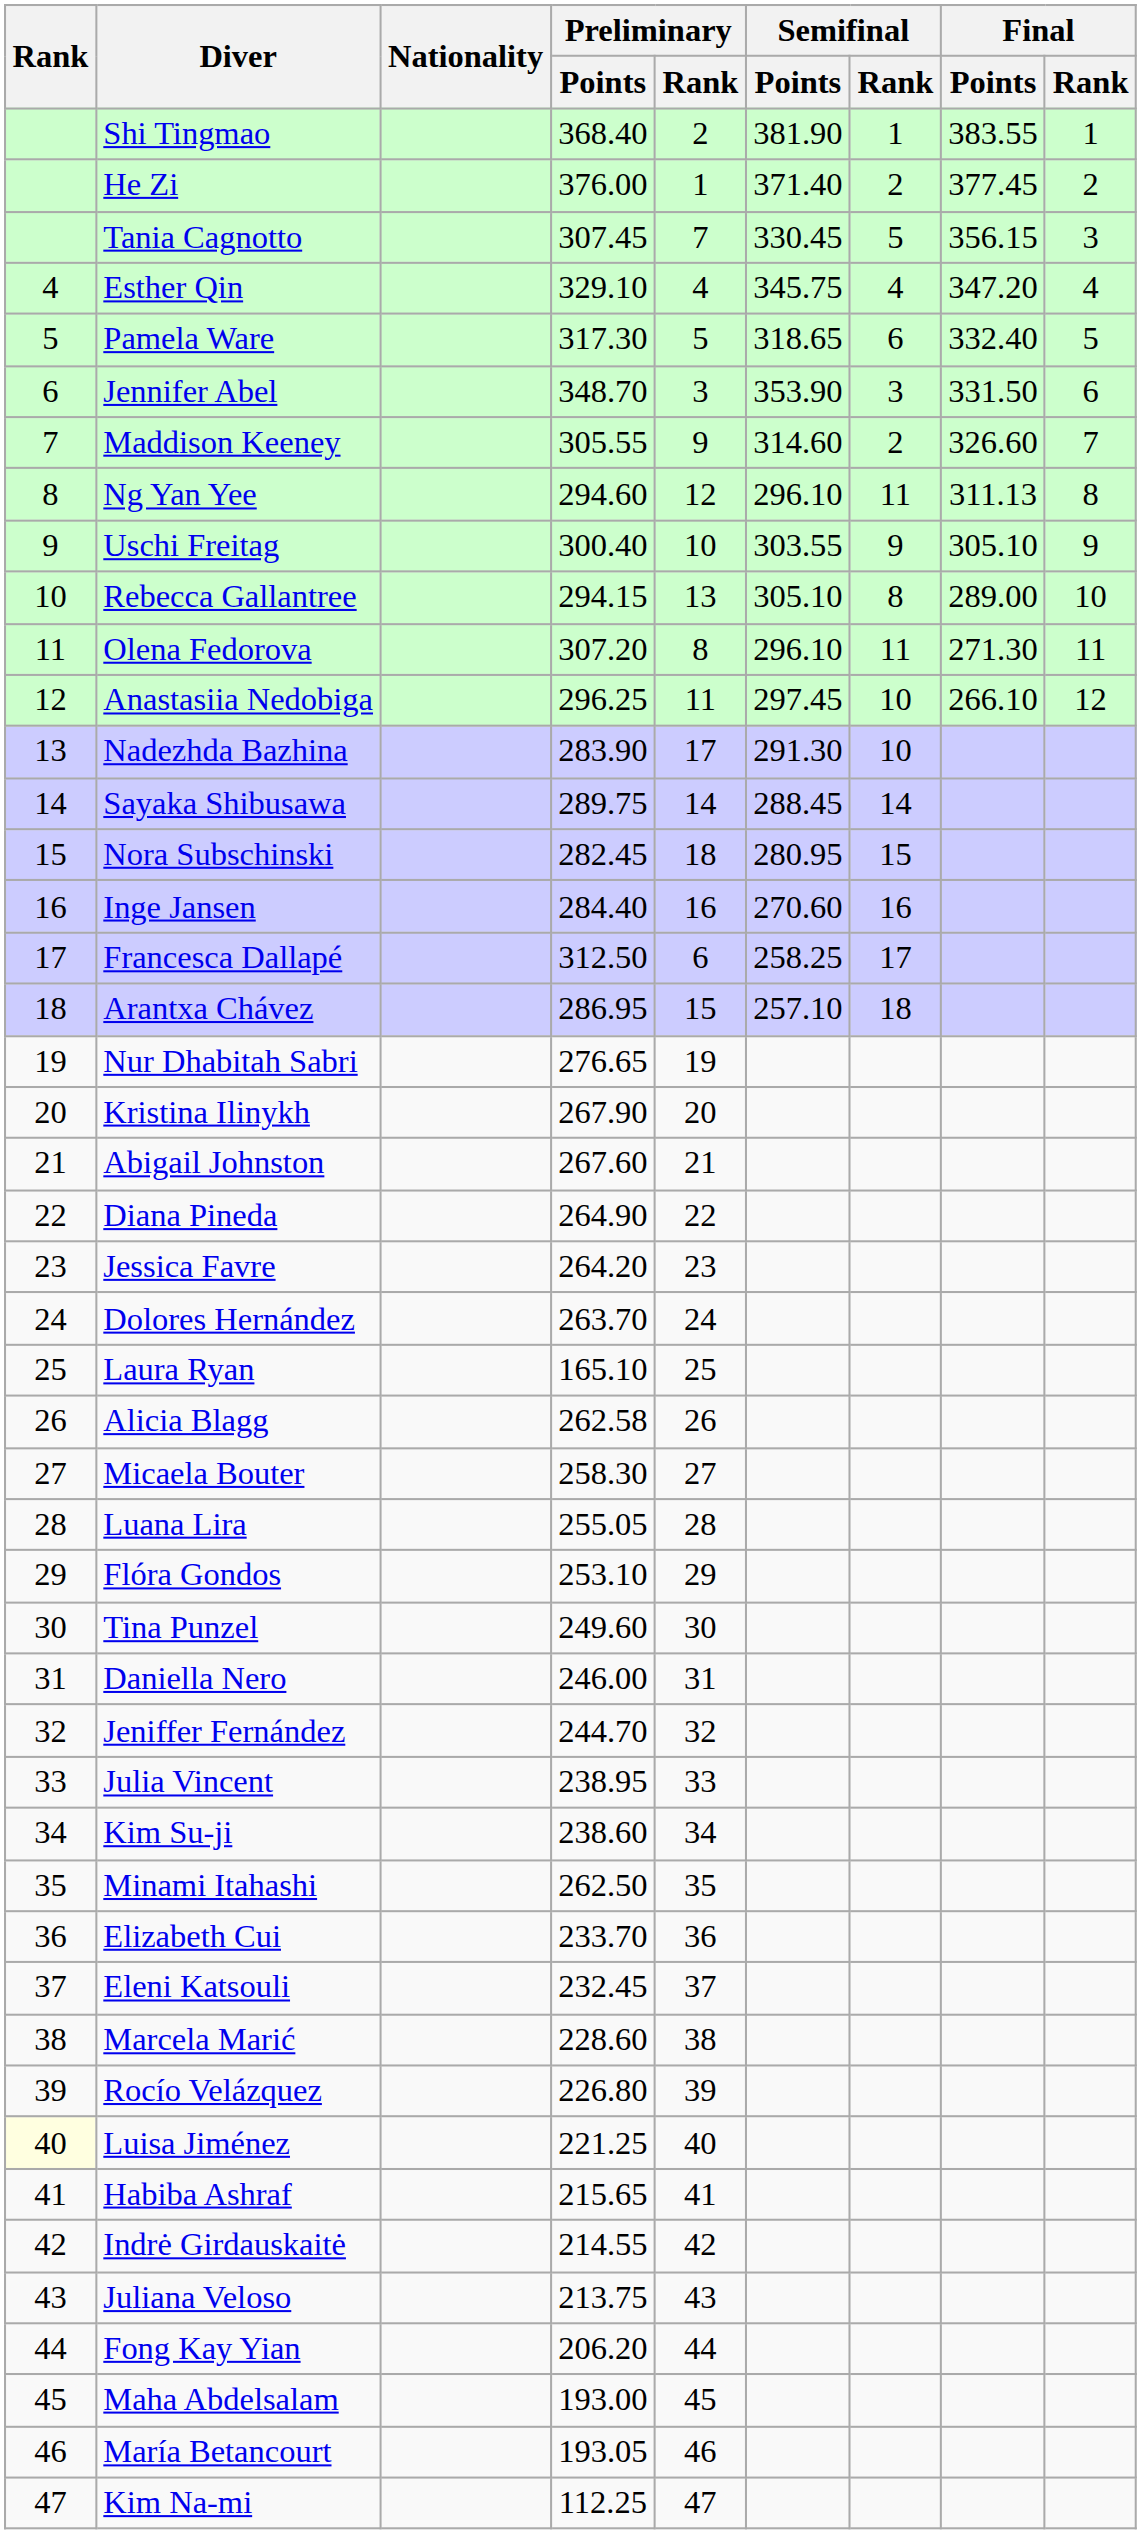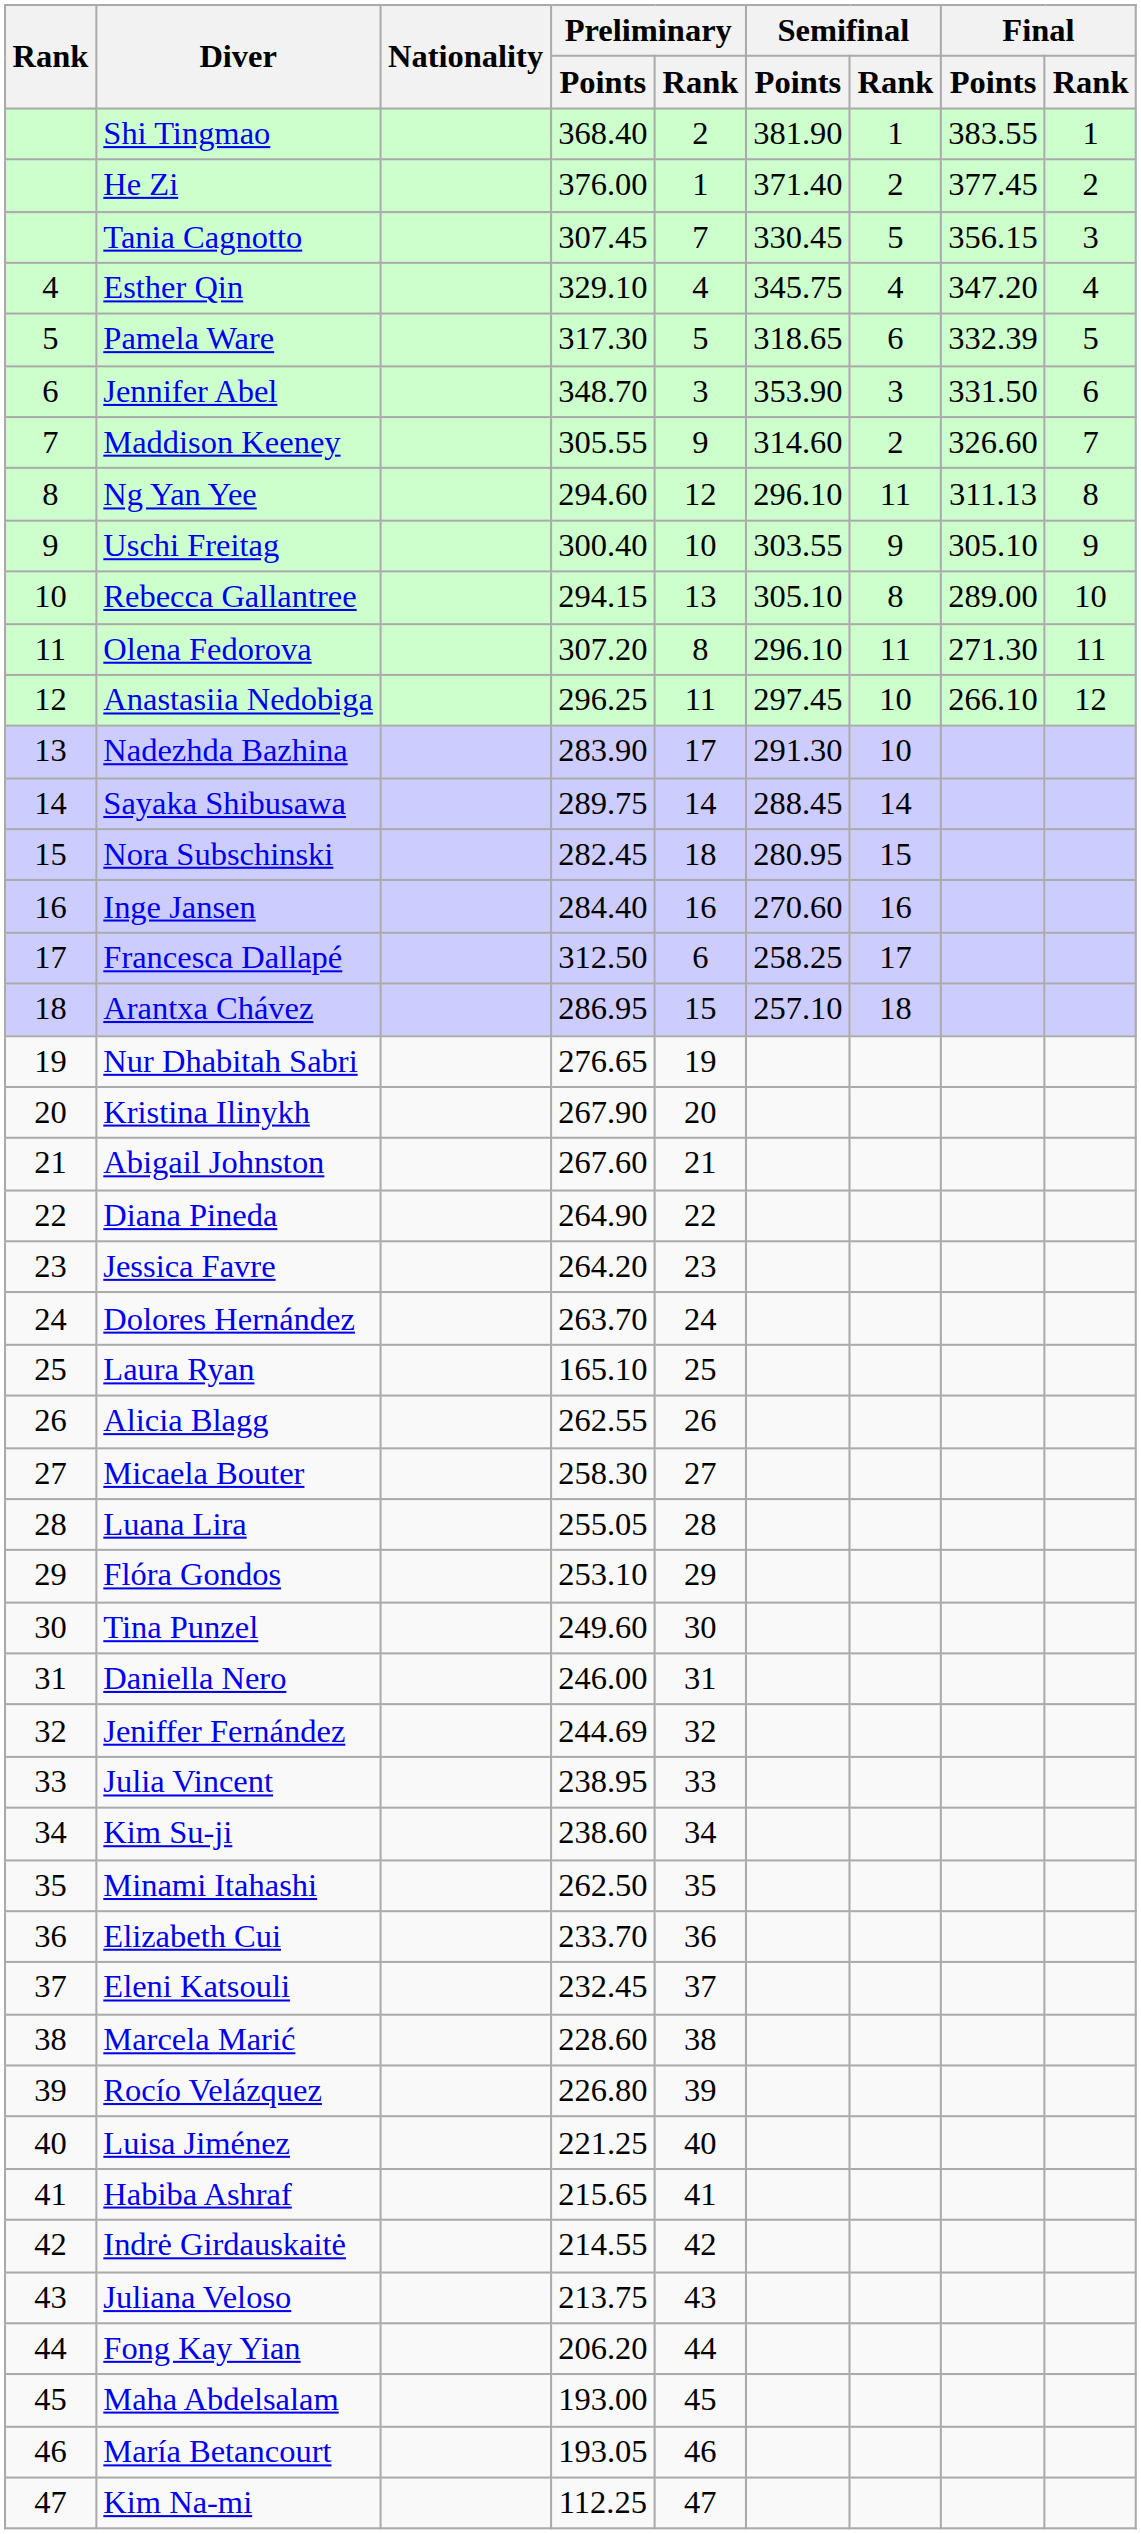(993, 339) 332.40 -> (993, 339) 332.39
(603, 1421) 262.58 -> (603, 1421) 262.55
(603, 1730) 244.70 -> (603, 1730) 244.69
(50, 2142) lightyellow background -> (50, 2142) no background
